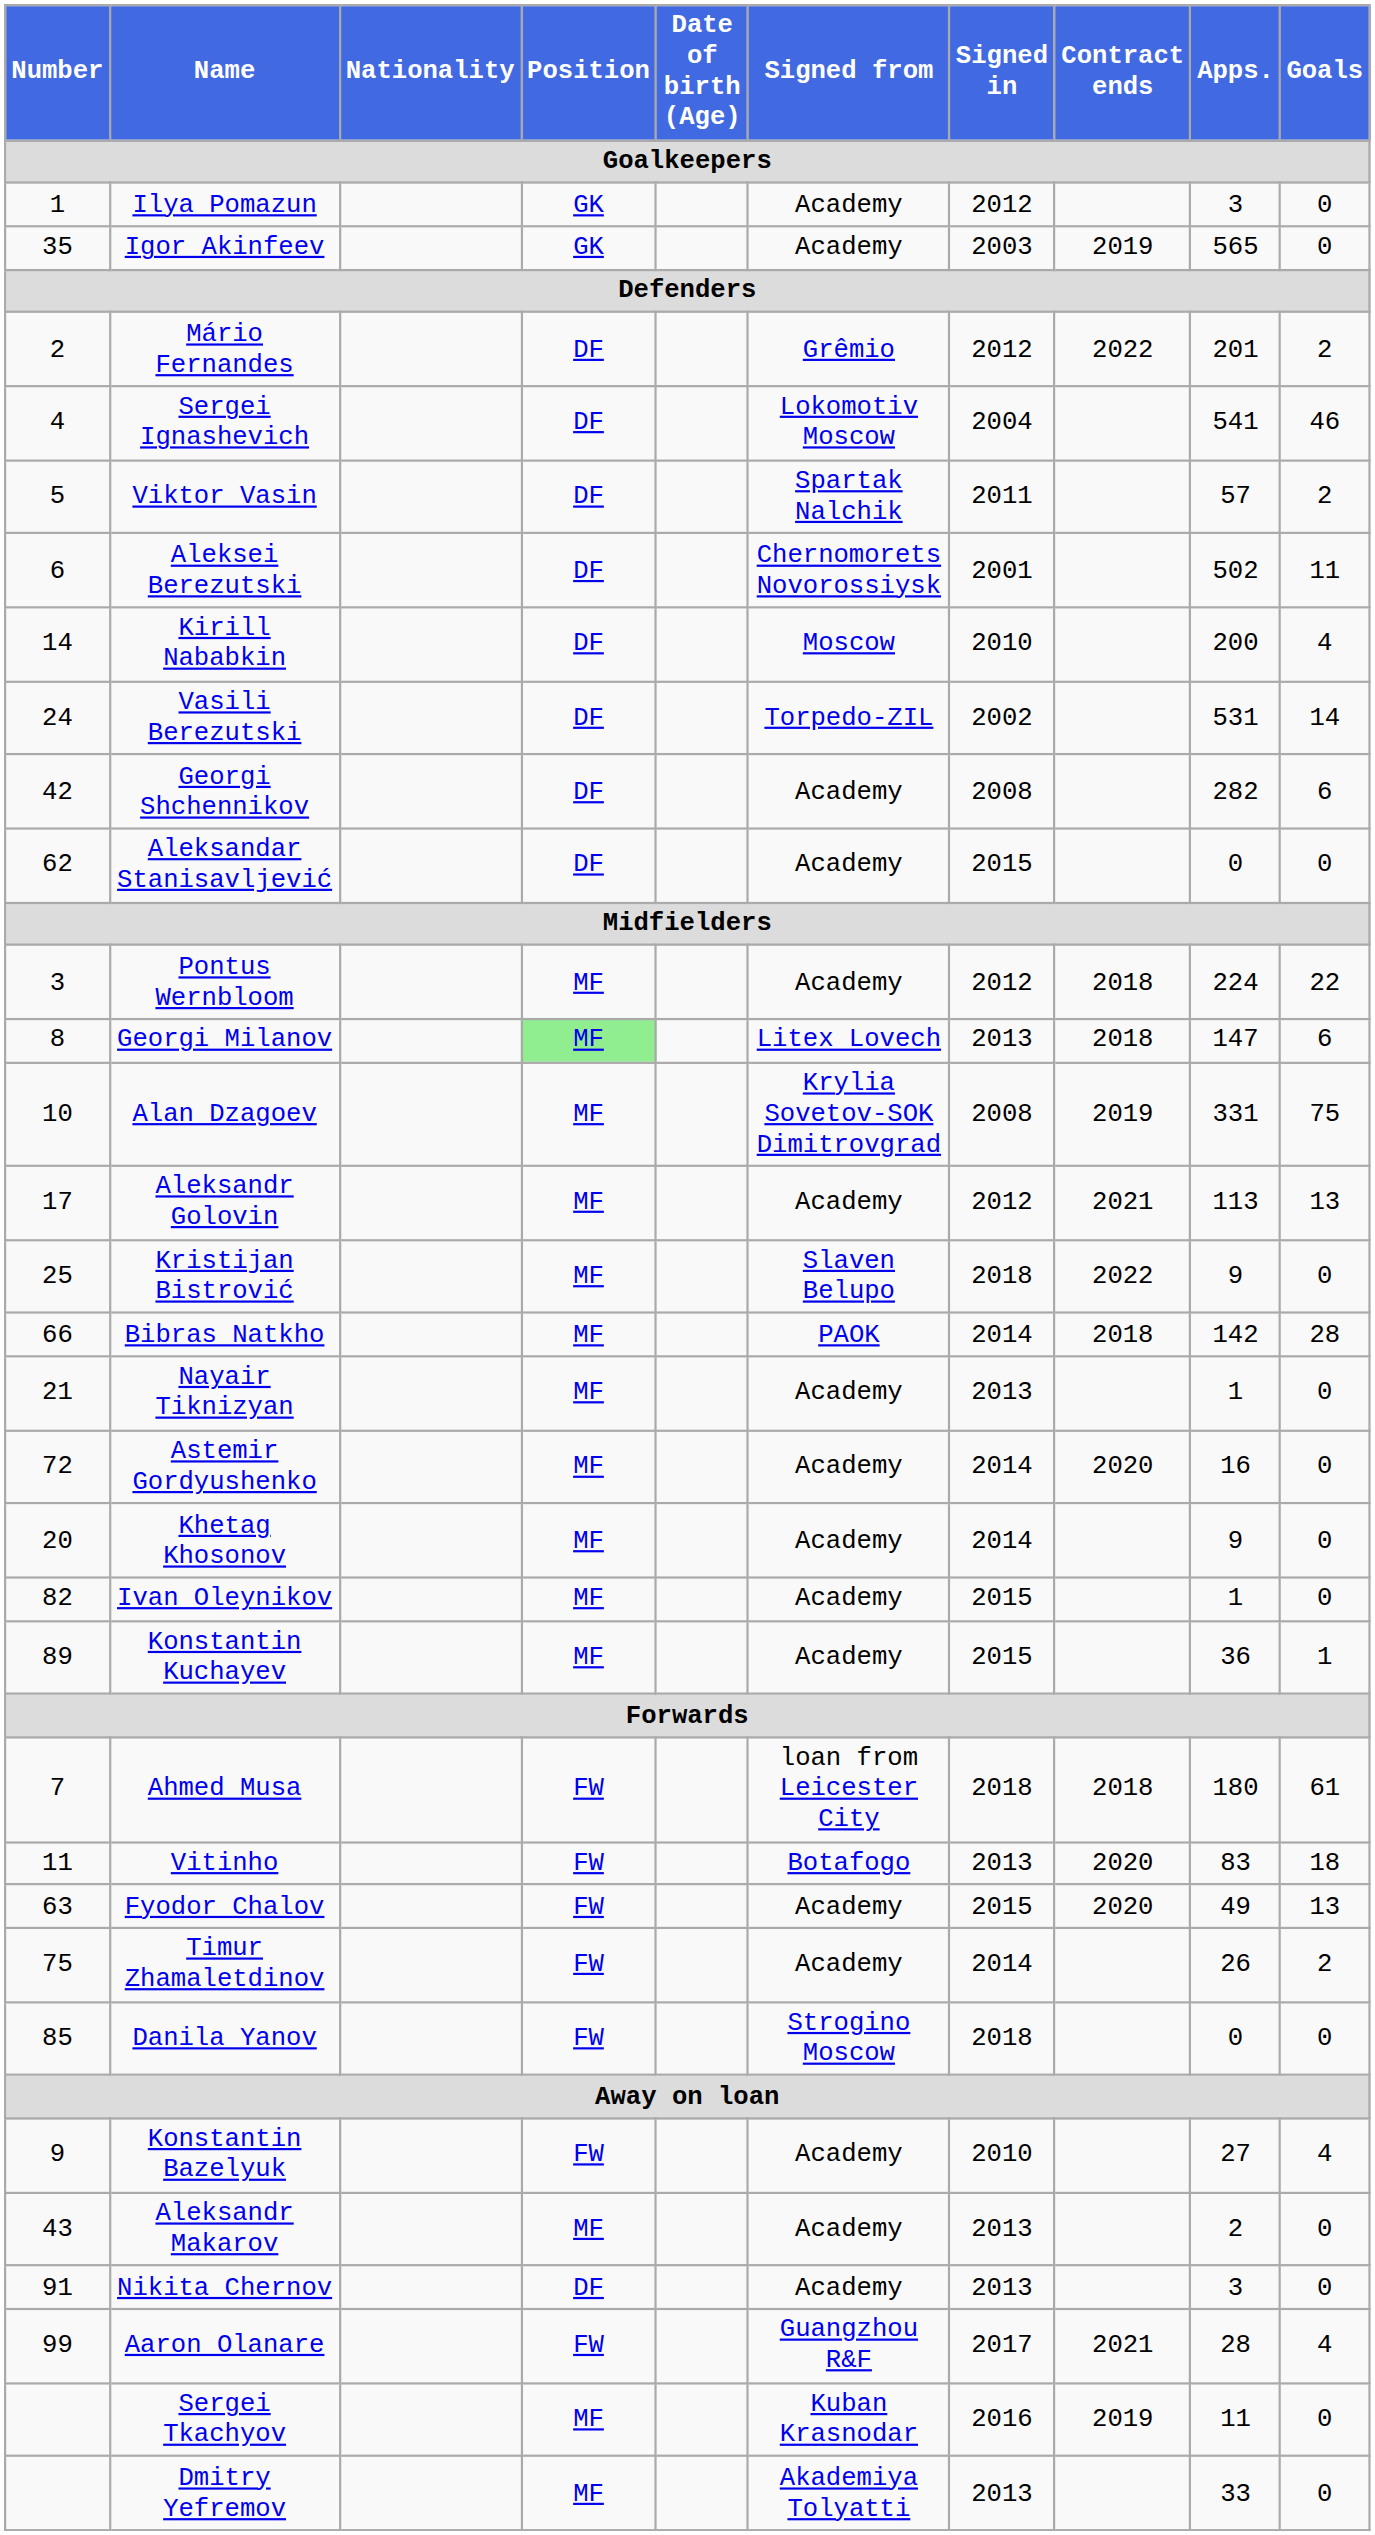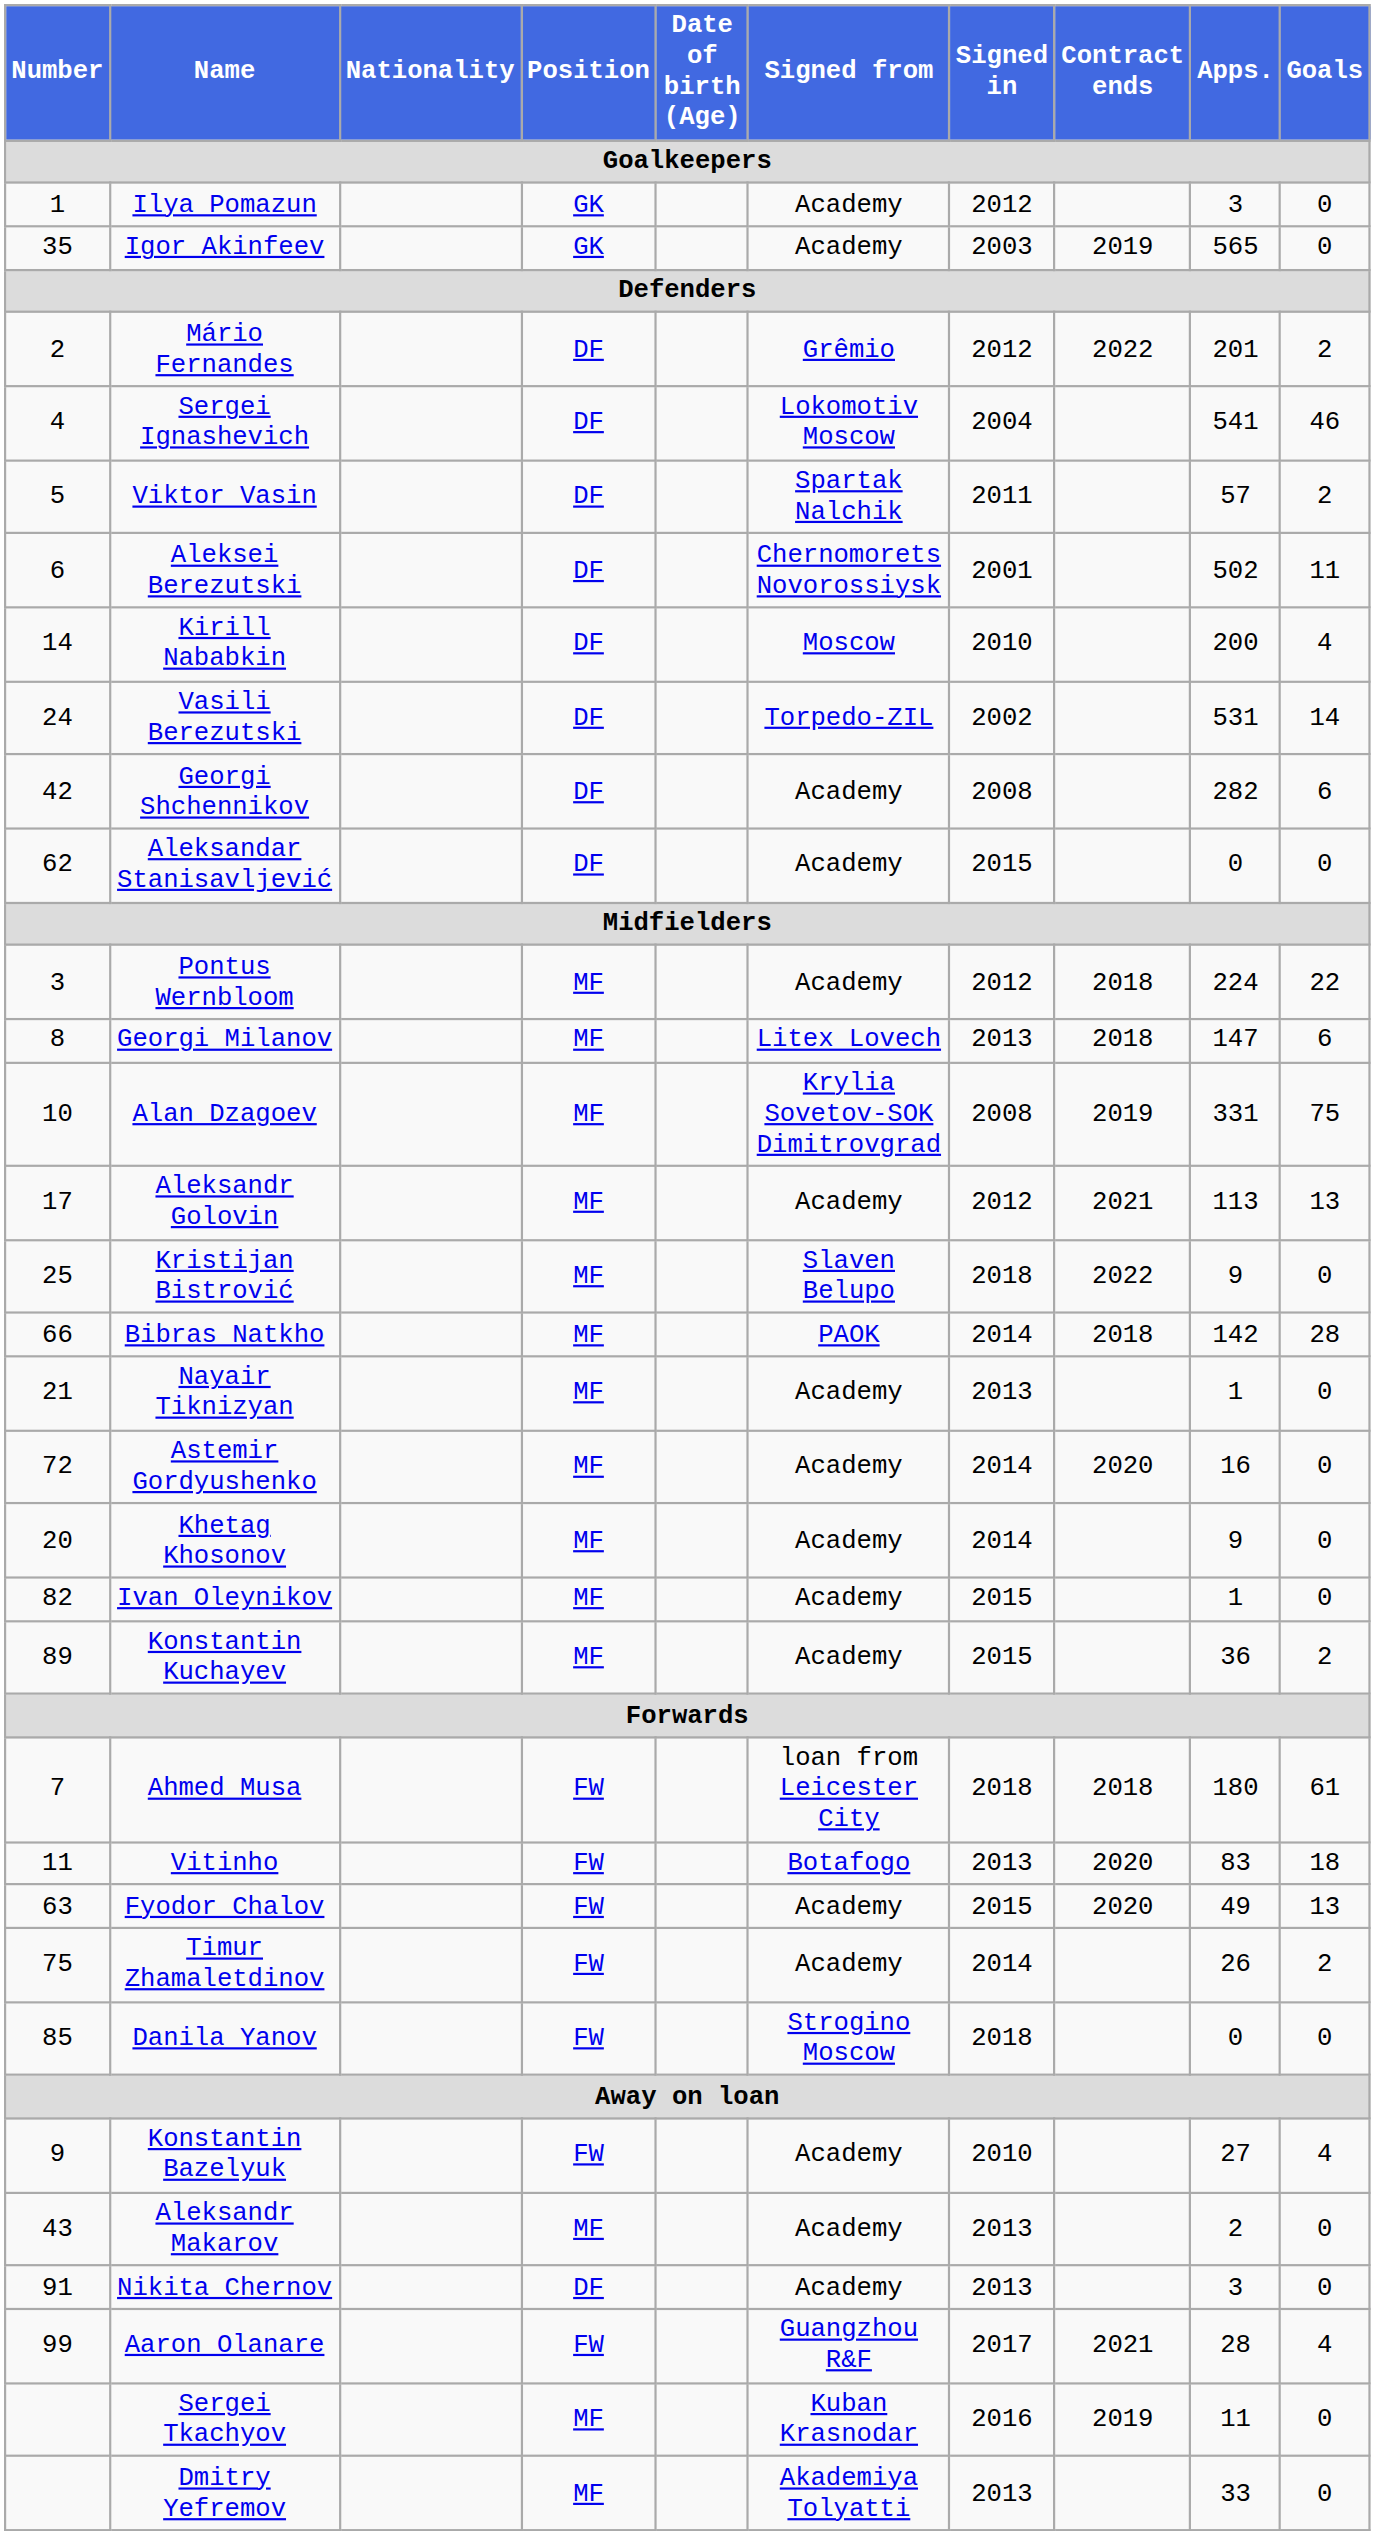(588, 1040) lightgreen background -> (588, 1040) no background
(1325, 1657) 1 -> (1325, 1657) 2
